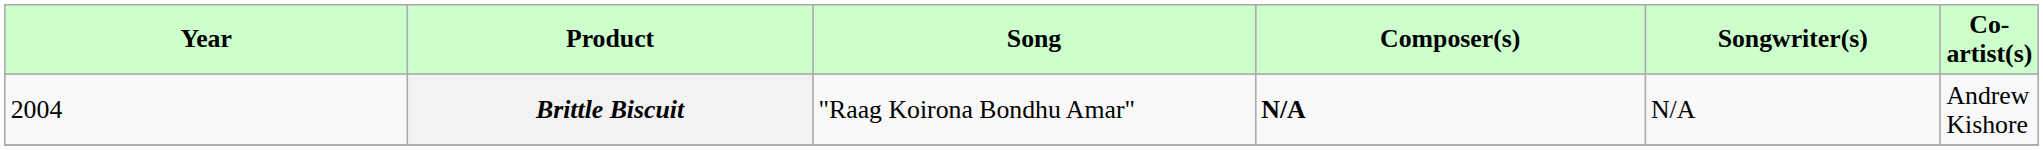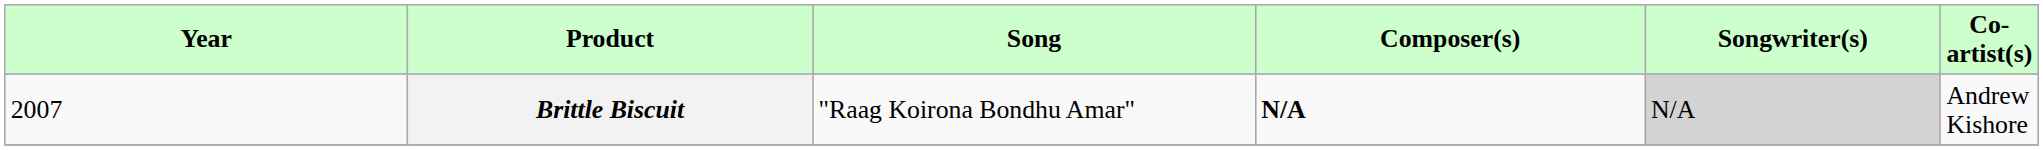(37, 109) 2004 -> (37, 109) 2007
(1673, 109) no background -> (1673, 109) lightgrey background
